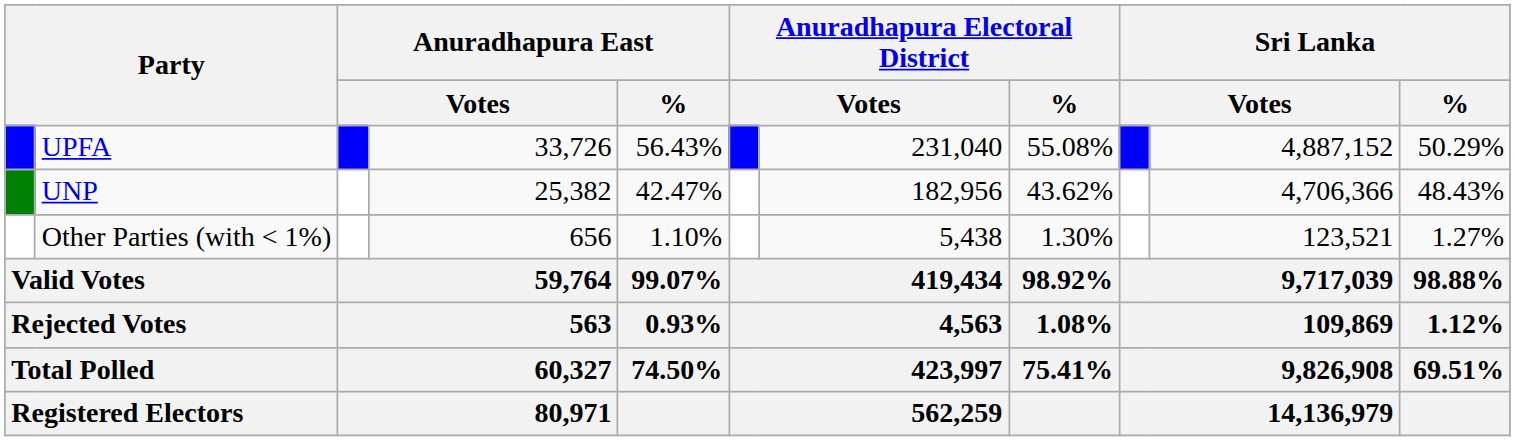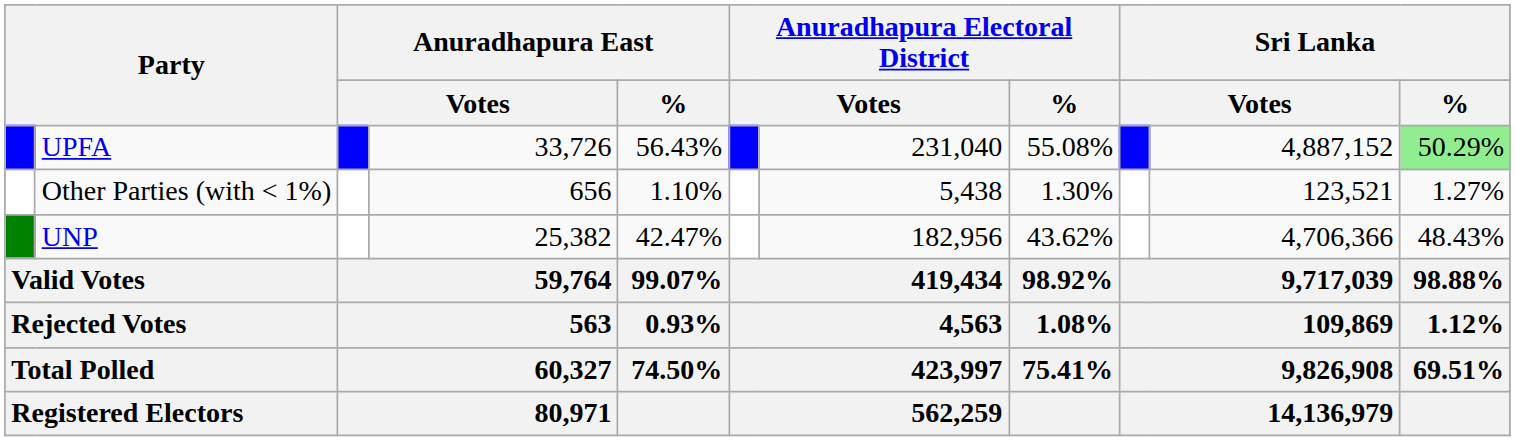(1461, 147) no background -> (1461, 147) lightgreen background
rows swapped: (70, 191) <-> (186, 235)
